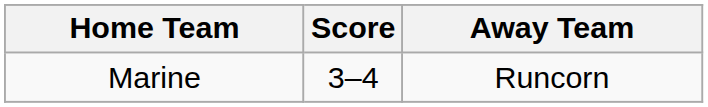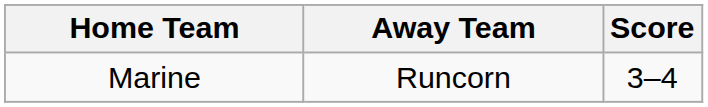columns swapped: (353, 28) <-> (552, 28)
